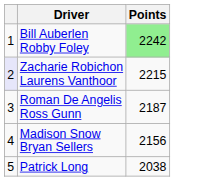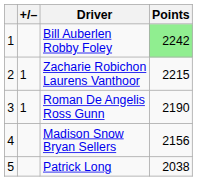+ column: (29, 14)
(11, 74) lavender background -> (11, 74) no background
(153, 107) 2187 -> (176, 107) 2190
